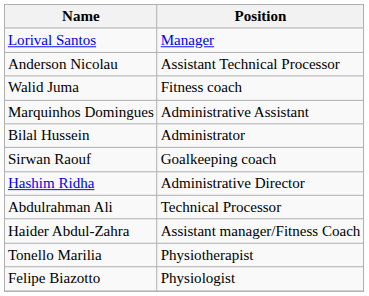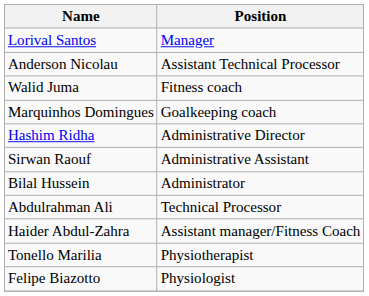(235, 111) Administrative Assistant -> (219, 111) Goalkeeping coach
rows swapped: (51, 183) <-> (49, 135)
(219, 159) Goalkeeping coach -> (235, 159) Administrative Assistant
